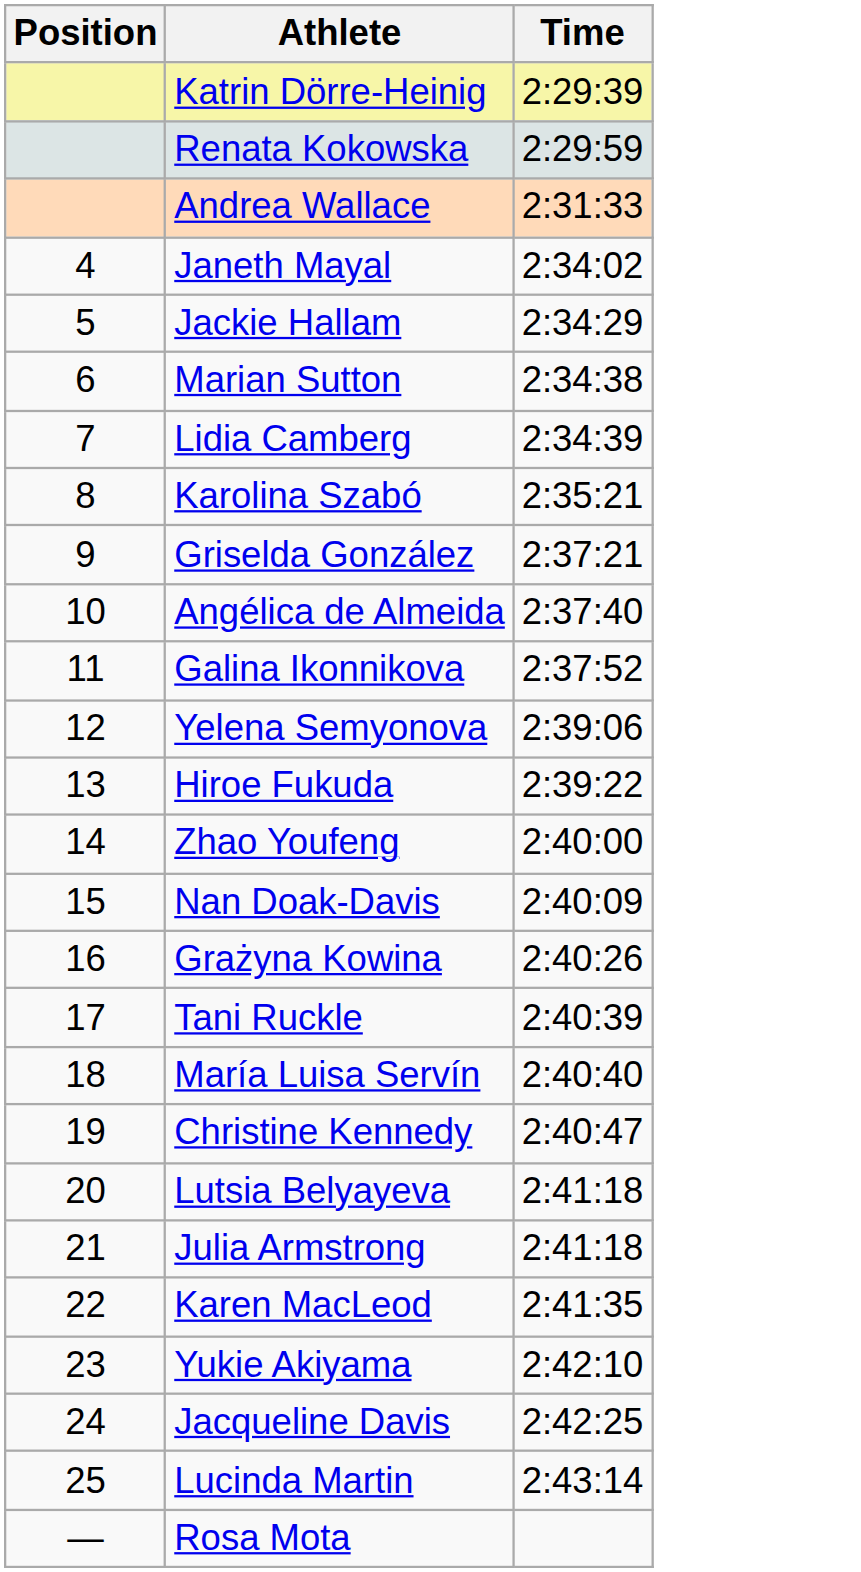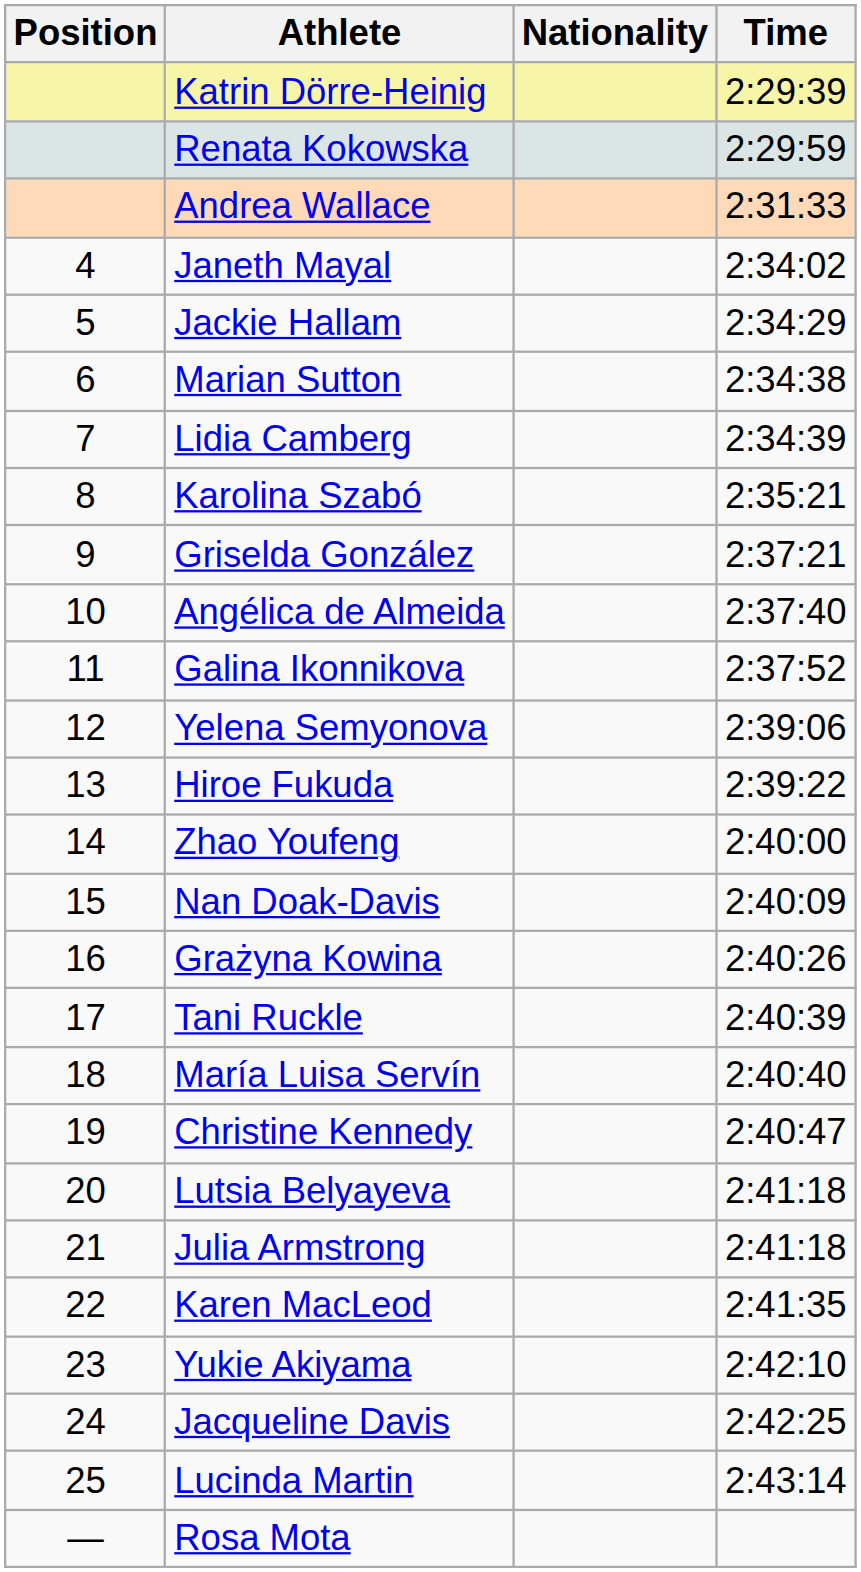+ column: (615, 33)
